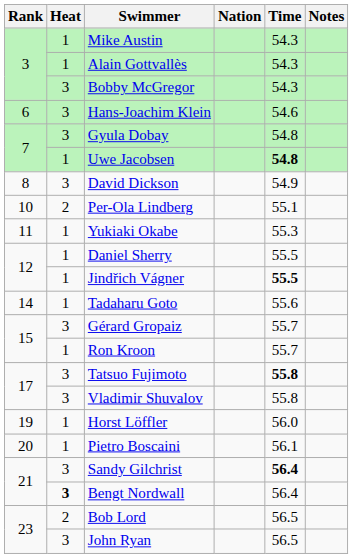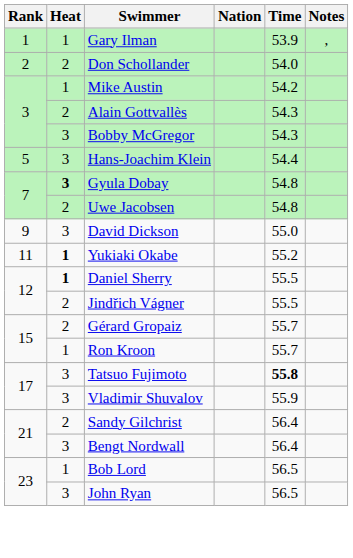+ row: (122, 40)
+ row: (139, 64)
(285, 40) 54.3 -> (285, 87) 54.2
(65, 64) 1 -> (65, 111) 2
(25, 111) 6 -> (25, 159) 5
(285, 111) 54.6 -> (285, 159) 54.4
(65, 135) normal -> (65, 183) bold
(65, 159) 1 -> (65, 207) 2
(285, 159) bold -> (285, 207) normal
(25, 183) 8 -> (25, 231) 9
(285, 183) 54.9 -> (285, 231) 55.0
- row: (140, 207)
(65, 231) normal -> (65, 254) bold
(285, 231) 55.3 -> (285, 254) 55.2
(65, 254) normal -> (65, 278) bold
(65, 278) 1 -> (65, 302) 2
(285, 278) bold -> (285, 302) normal
- row: (133, 302)
(65, 326) 3 -> (65, 326) 2
(285, 398) 55.8 -> (285, 398) 55.9
- row: (128, 421)
- row: (134, 445)
(65, 469) 3 -> (65, 421) 2
(285, 469) bold -> (285, 421) normal
(65, 493) bold -> (65, 445) normal
(65, 517) 2 -> (65, 469) 1
